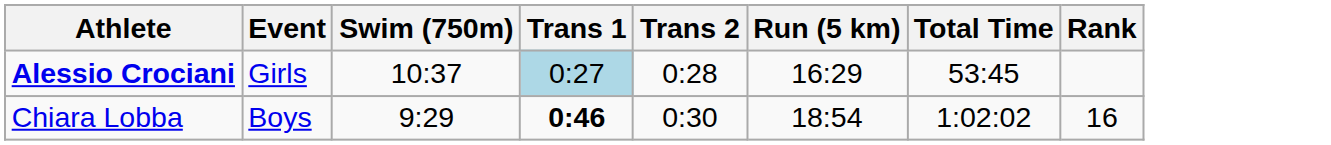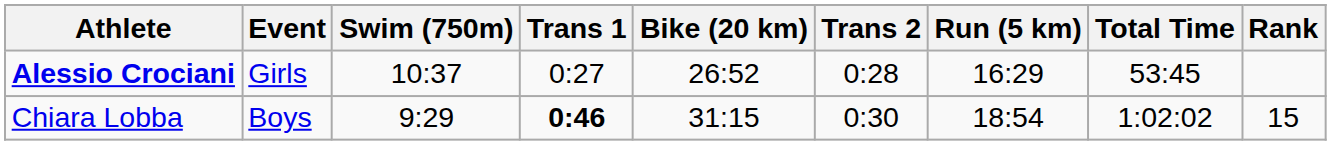+ column: (724, 28)
(577, 73) lightblue background -> (577, 73) no background
(1102, 118) 16 -> (1283, 118) 15
